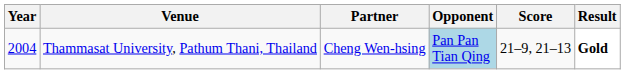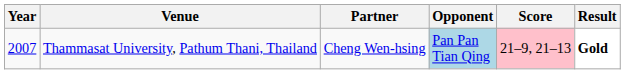(22, 48) 2004 -> (22, 48) 2007
(535, 48) no background -> (535, 48) pink background
